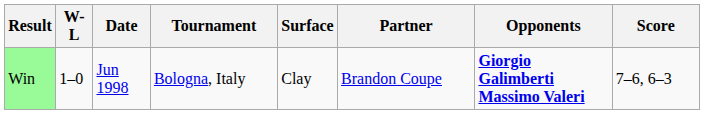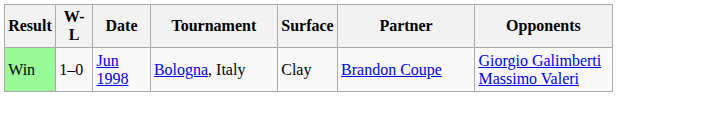- column: (656, 26)
(532, 78) bold -> (540, 69) normal
